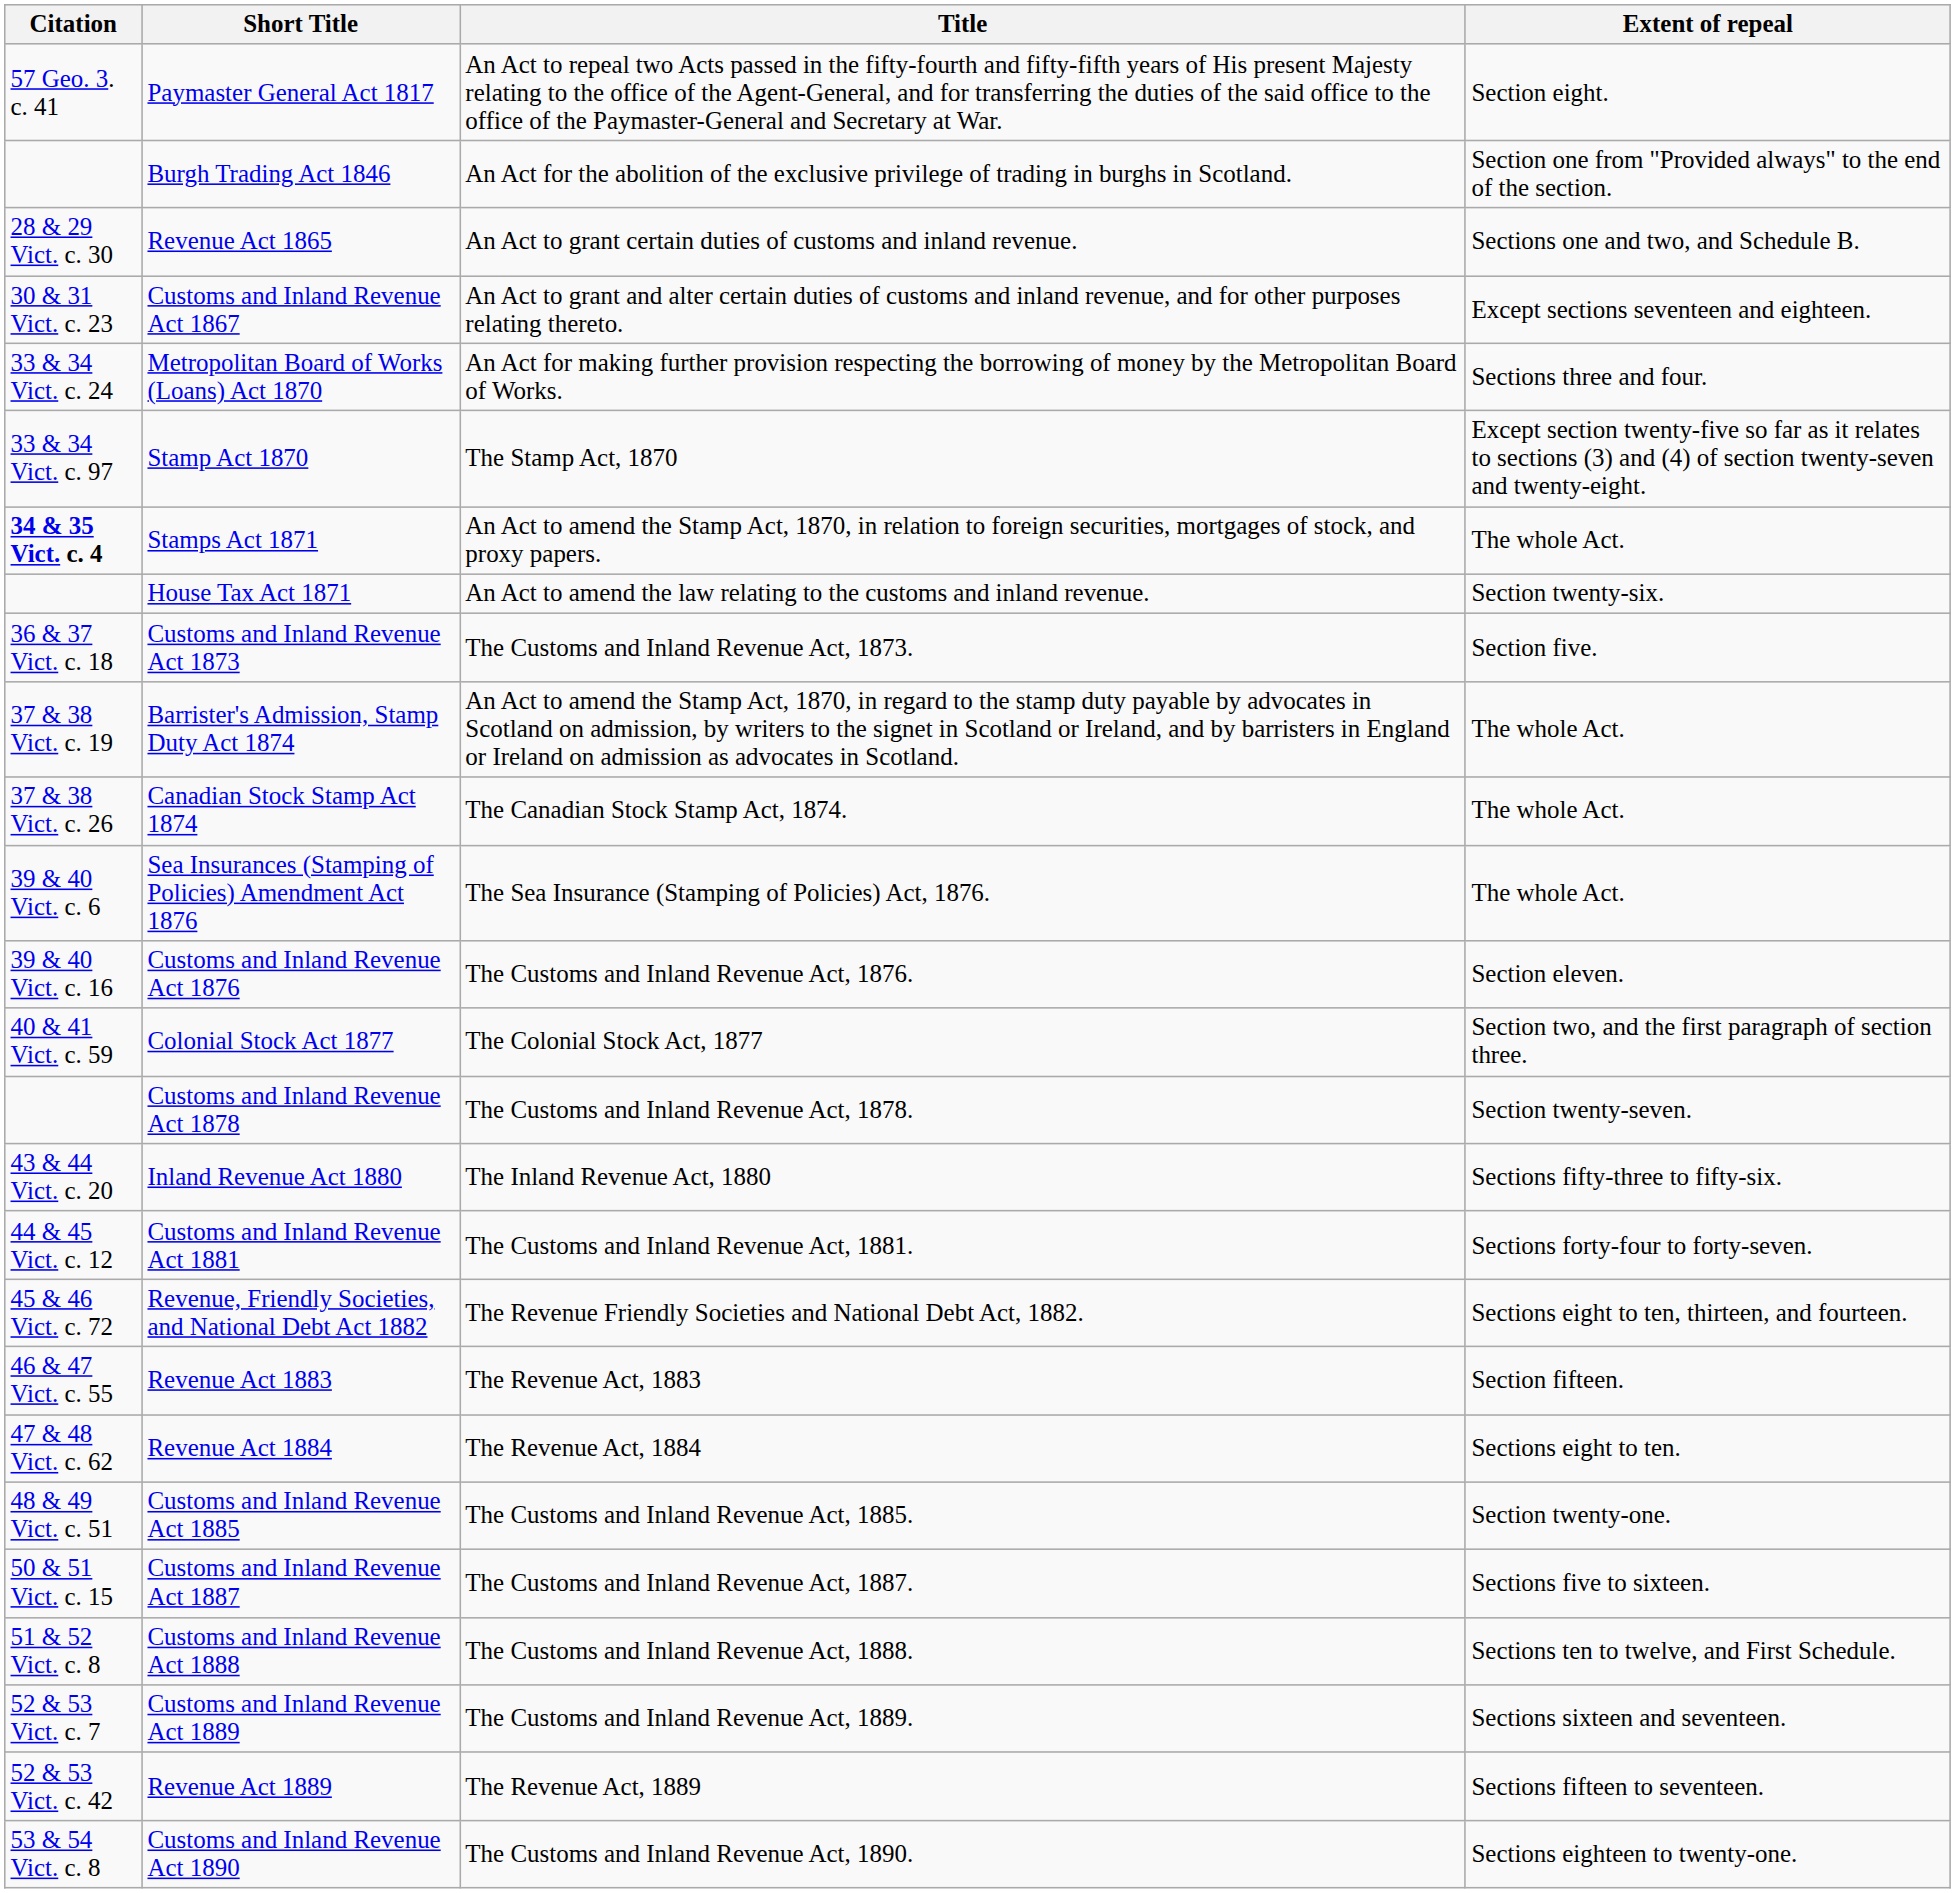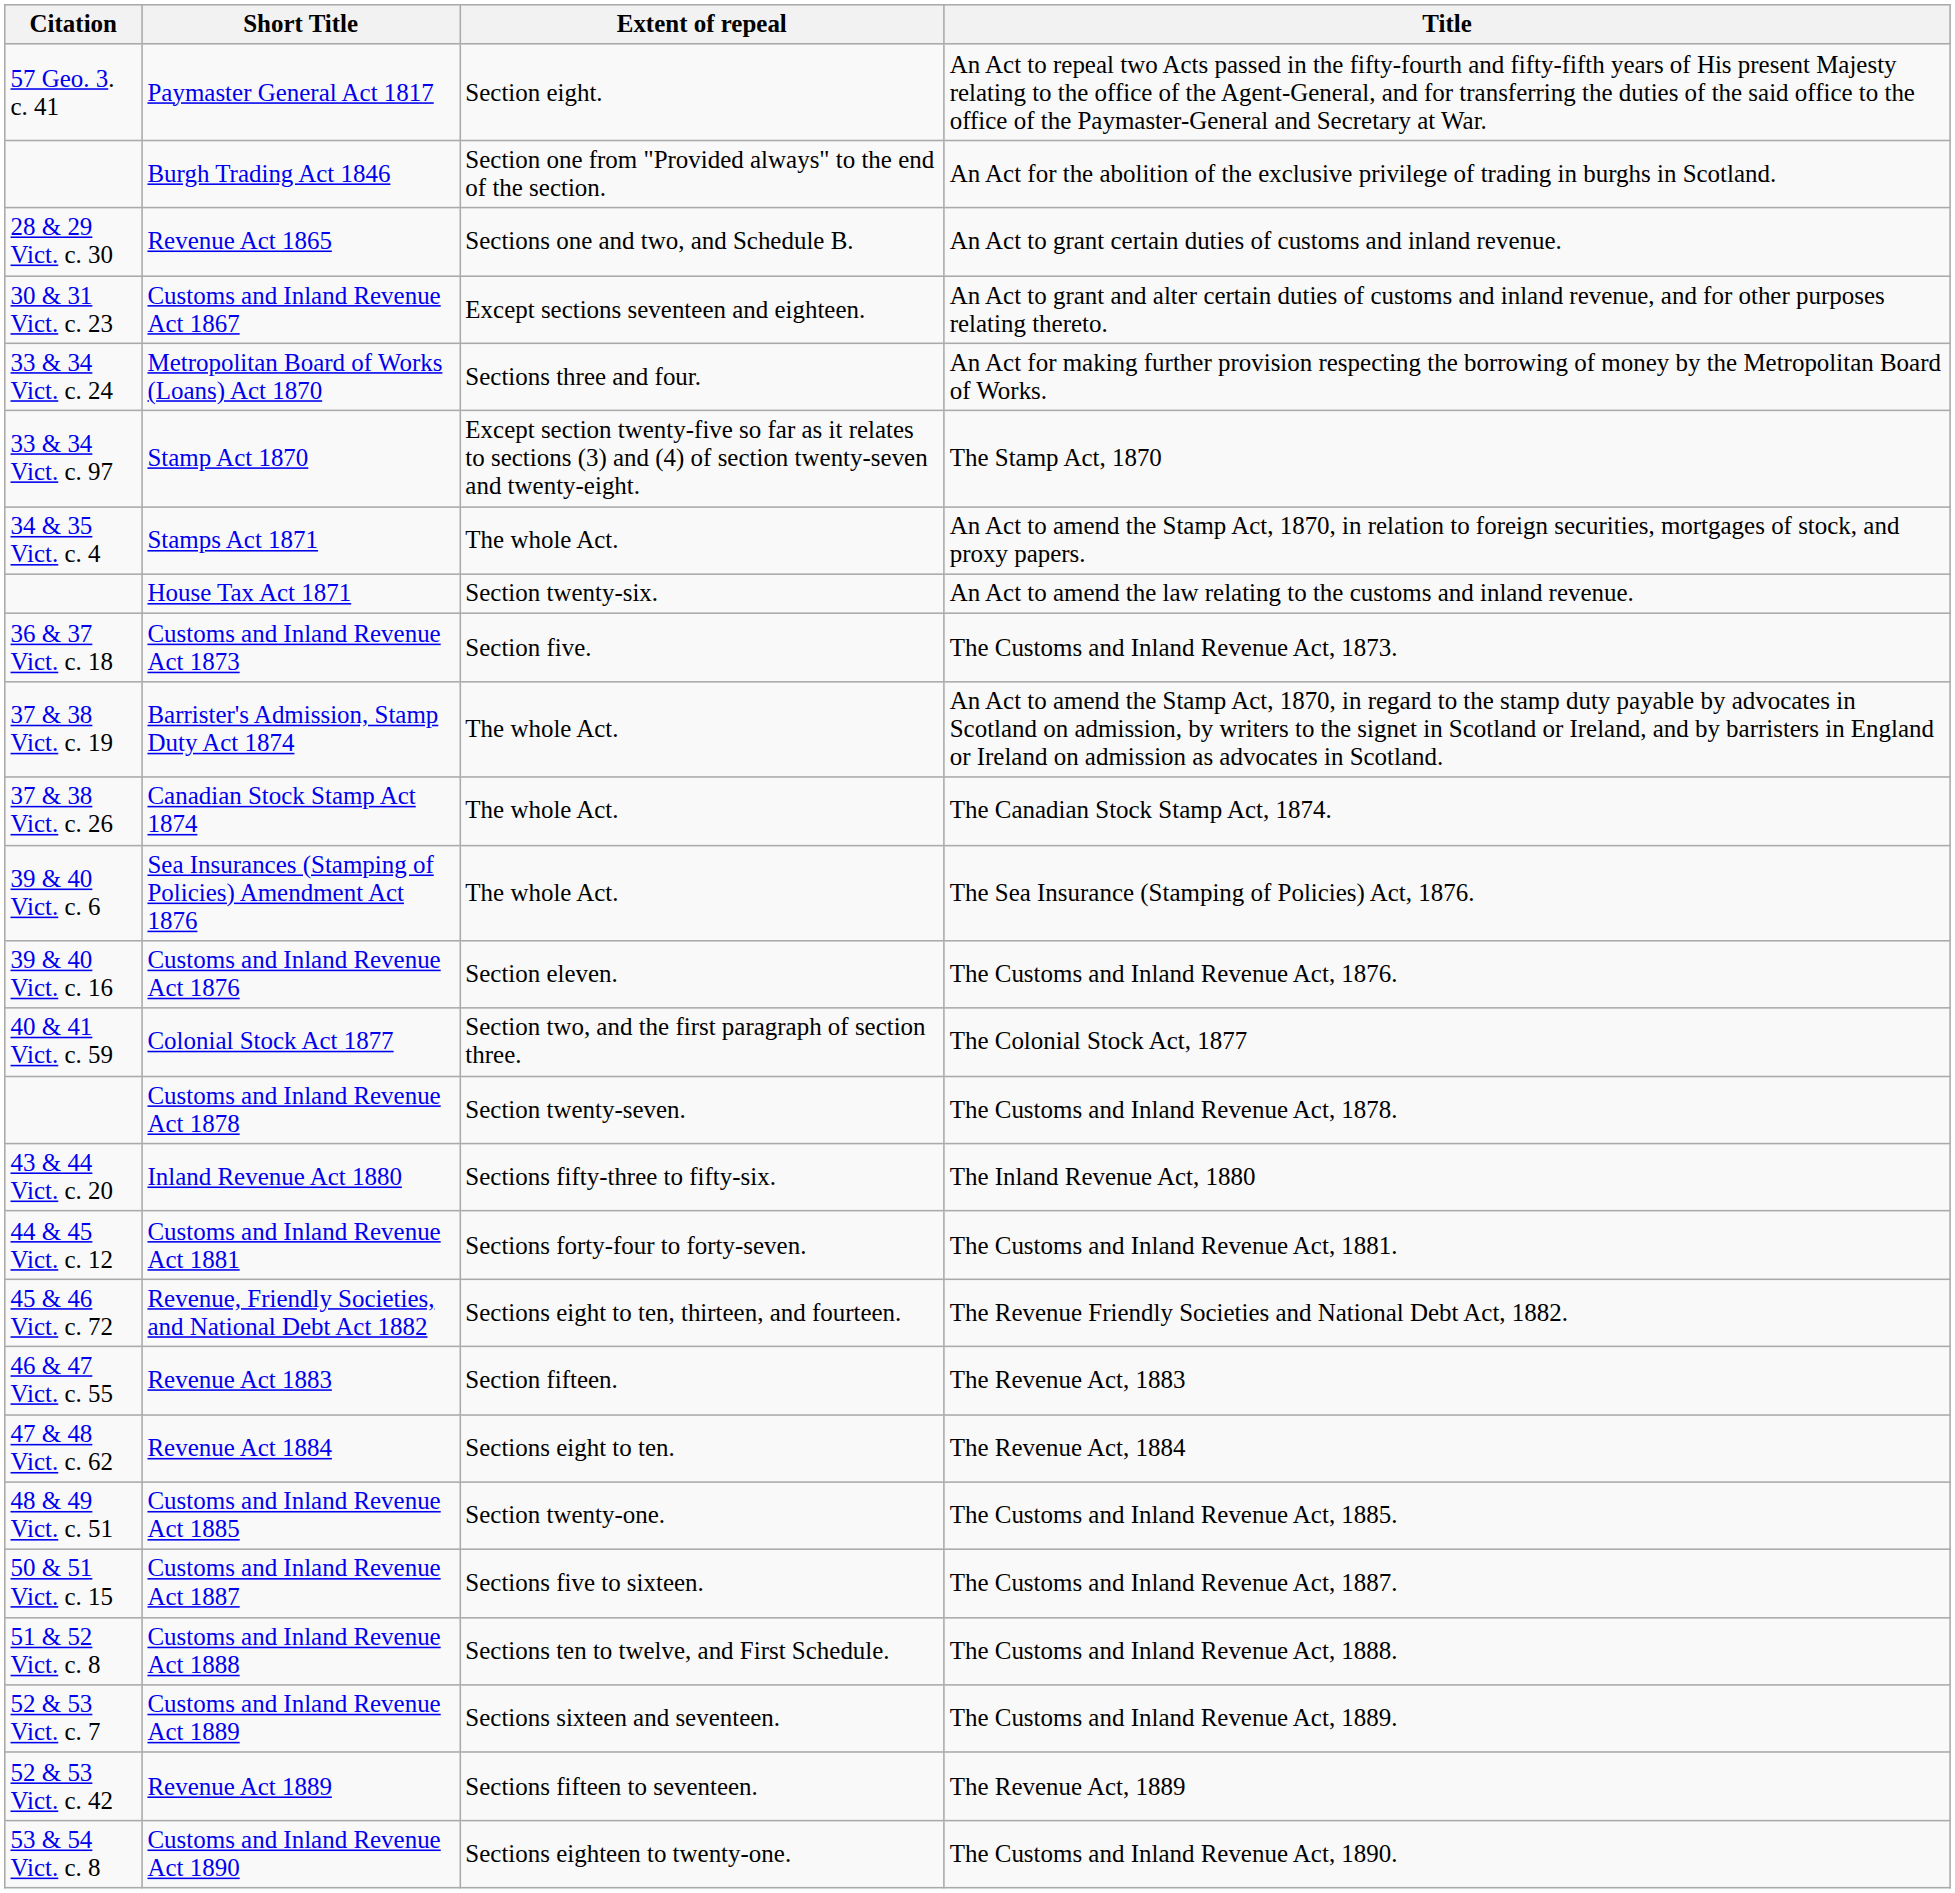columns swapped: (963, 24) <-> (1708, 24)
(57, 540) bold -> (56, 540) normal
